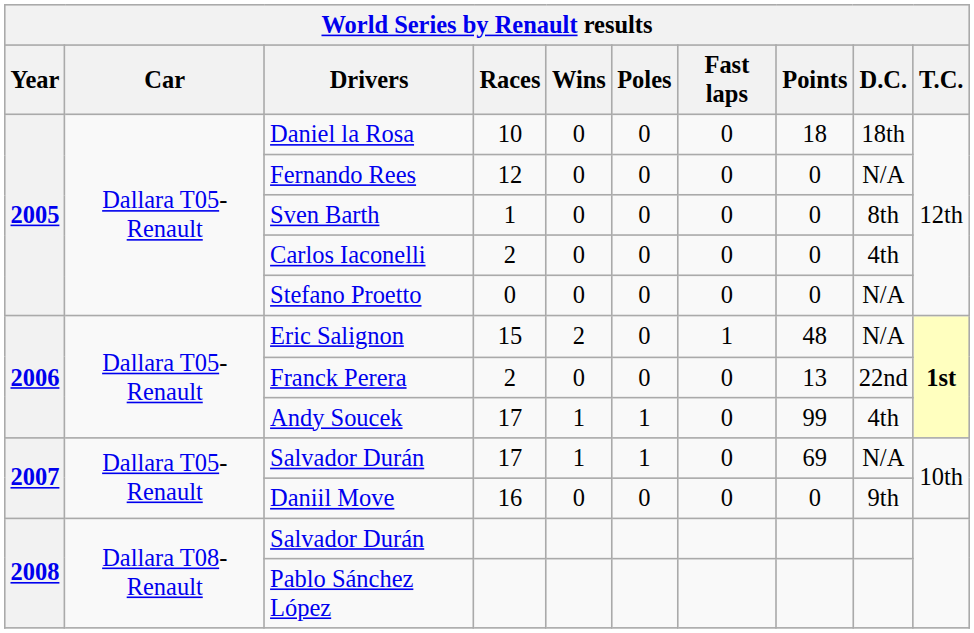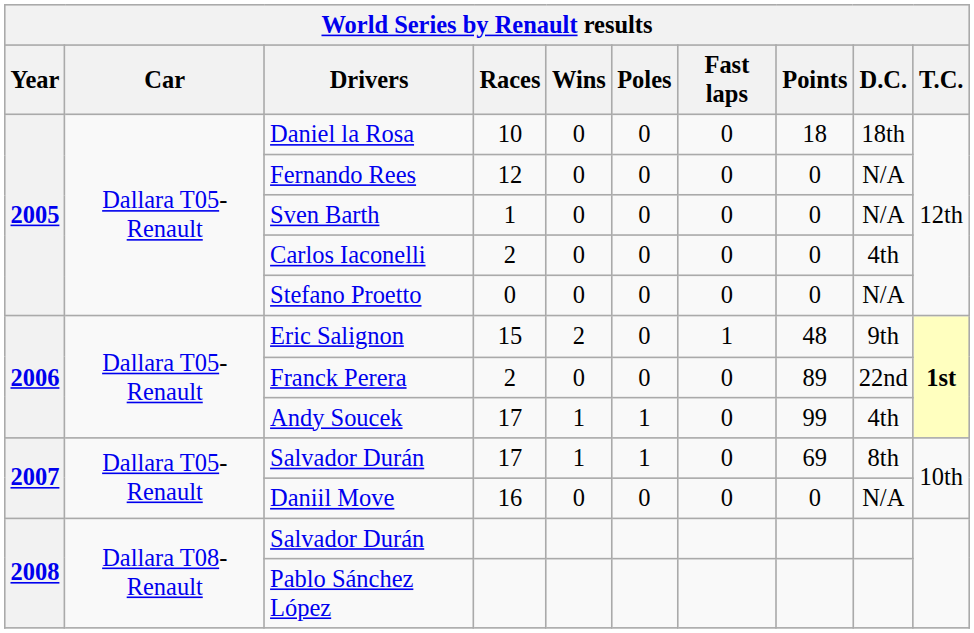(883, 215) 8th -> (883, 215) N/A
(883, 336) N/A -> (883, 336) 9th
(815, 376) 13 -> (815, 376) 89
(883, 457) N/A -> (883, 457) 8th
(883, 497) 9th -> (883, 497) N/A
